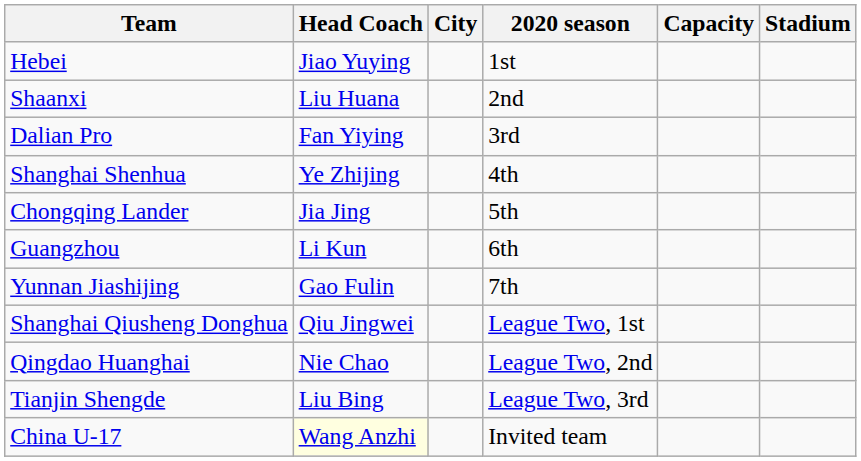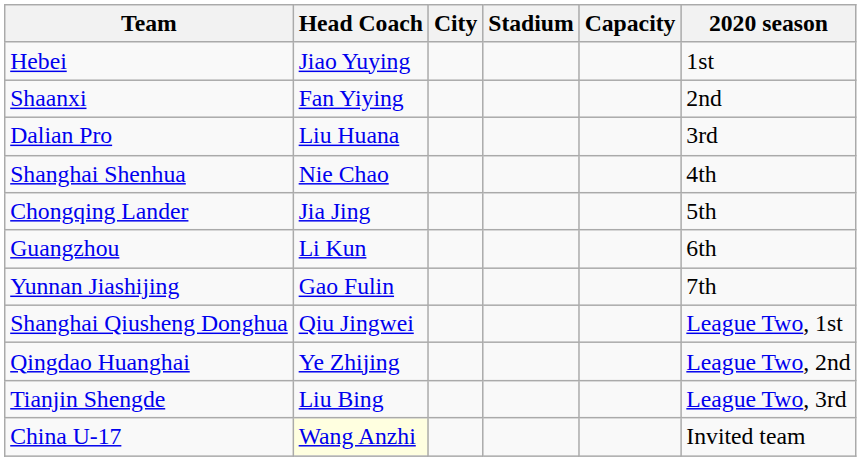columns swapped: (808, 23) <-> (570, 23)
(349, 98) Liu Huana -> (351, 98) Fan Yiying
(351, 135) Fan Yiying -> (349, 135) Liu Huana
(349, 173) Ye Zhijing -> (344, 173) Nie Chao
(344, 361) Nie Chao -> (349, 361) Ye Zhijing
